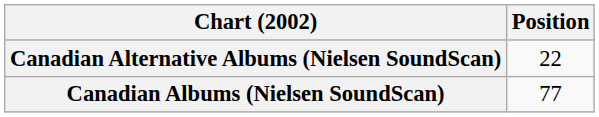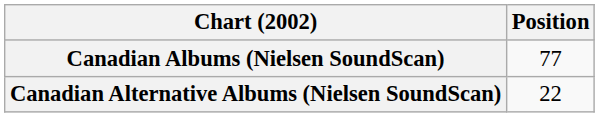rows swapped: (256, 93) <-> (256, 58)
